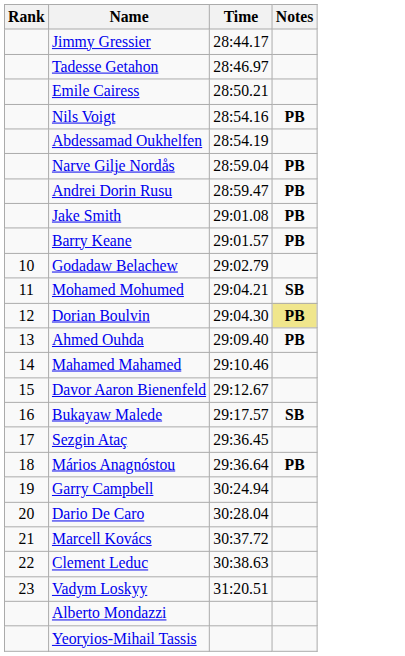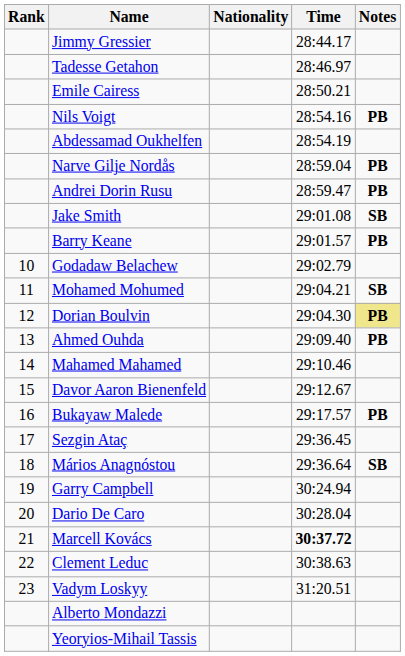+ column: (251, 16)
(295, 215) PB -> (378, 215) SB
(295, 414) SB -> (378, 414) PB
(295, 464) PB -> (378, 464) SB
(241, 539) normal -> (324, 539) bold
